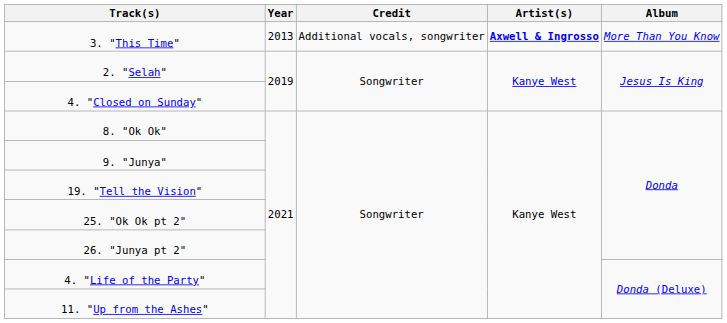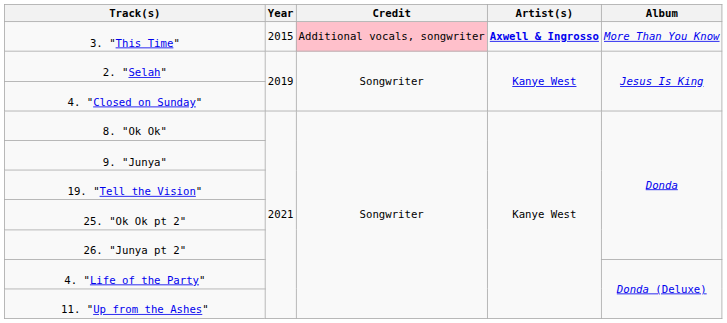(281, 37) 2013 -> (281, 37) 2015
(392, 37) no background -> (392, 37) pink background
